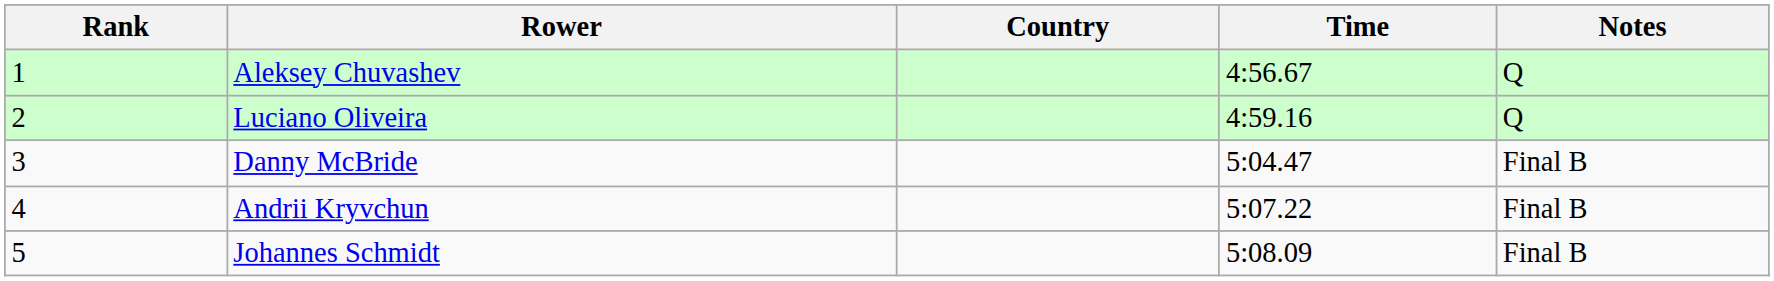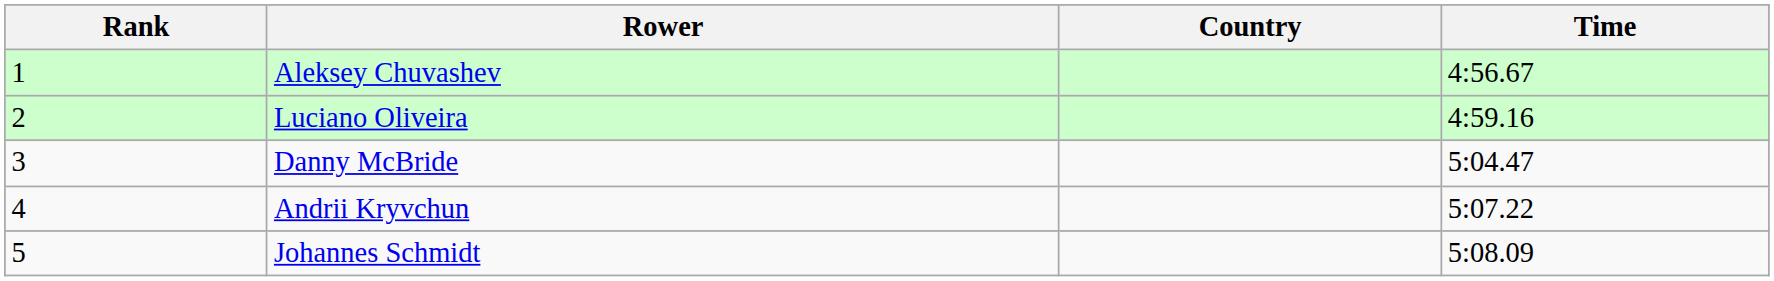- column: (1633, 27)
